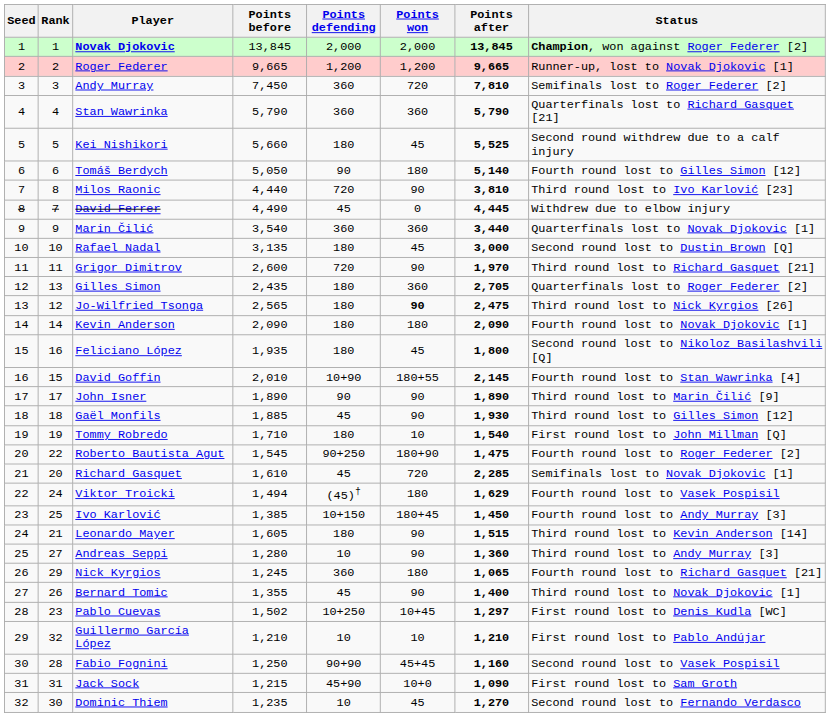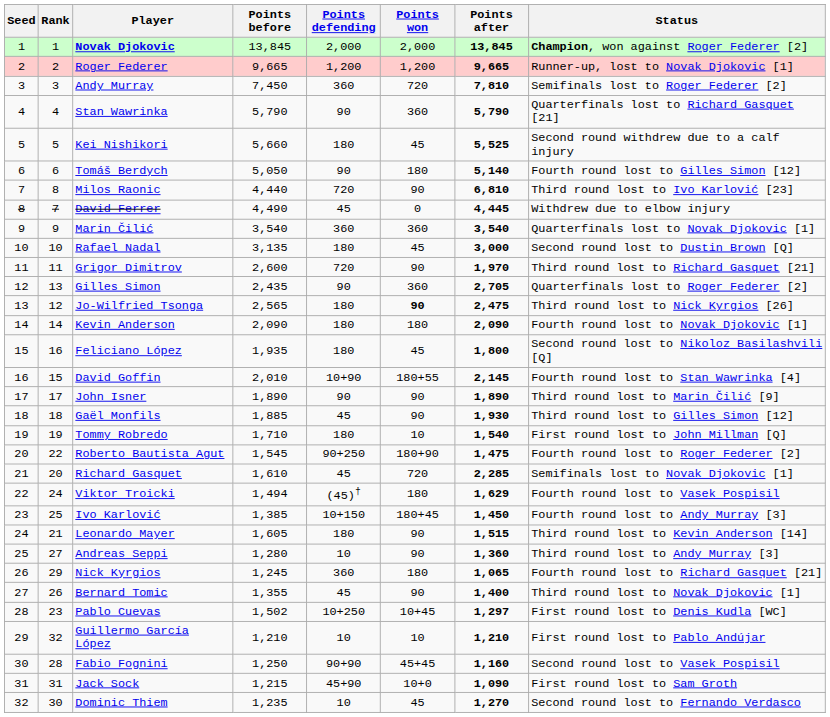(344, 112) 360 -> (344, 112) 90
(491, 190) 3,810 -> (491, 190) 6,810
(491, 229) 3,440 -> (491, 229) 3,540
(344, 286) 180 -> (344, 286) 90
